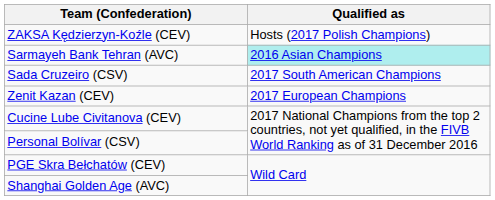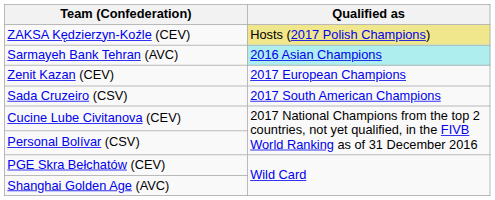(340, 34) no background -> (340, 34) khaki background
rows swapped: (67, 75) <-> (61, 95)
